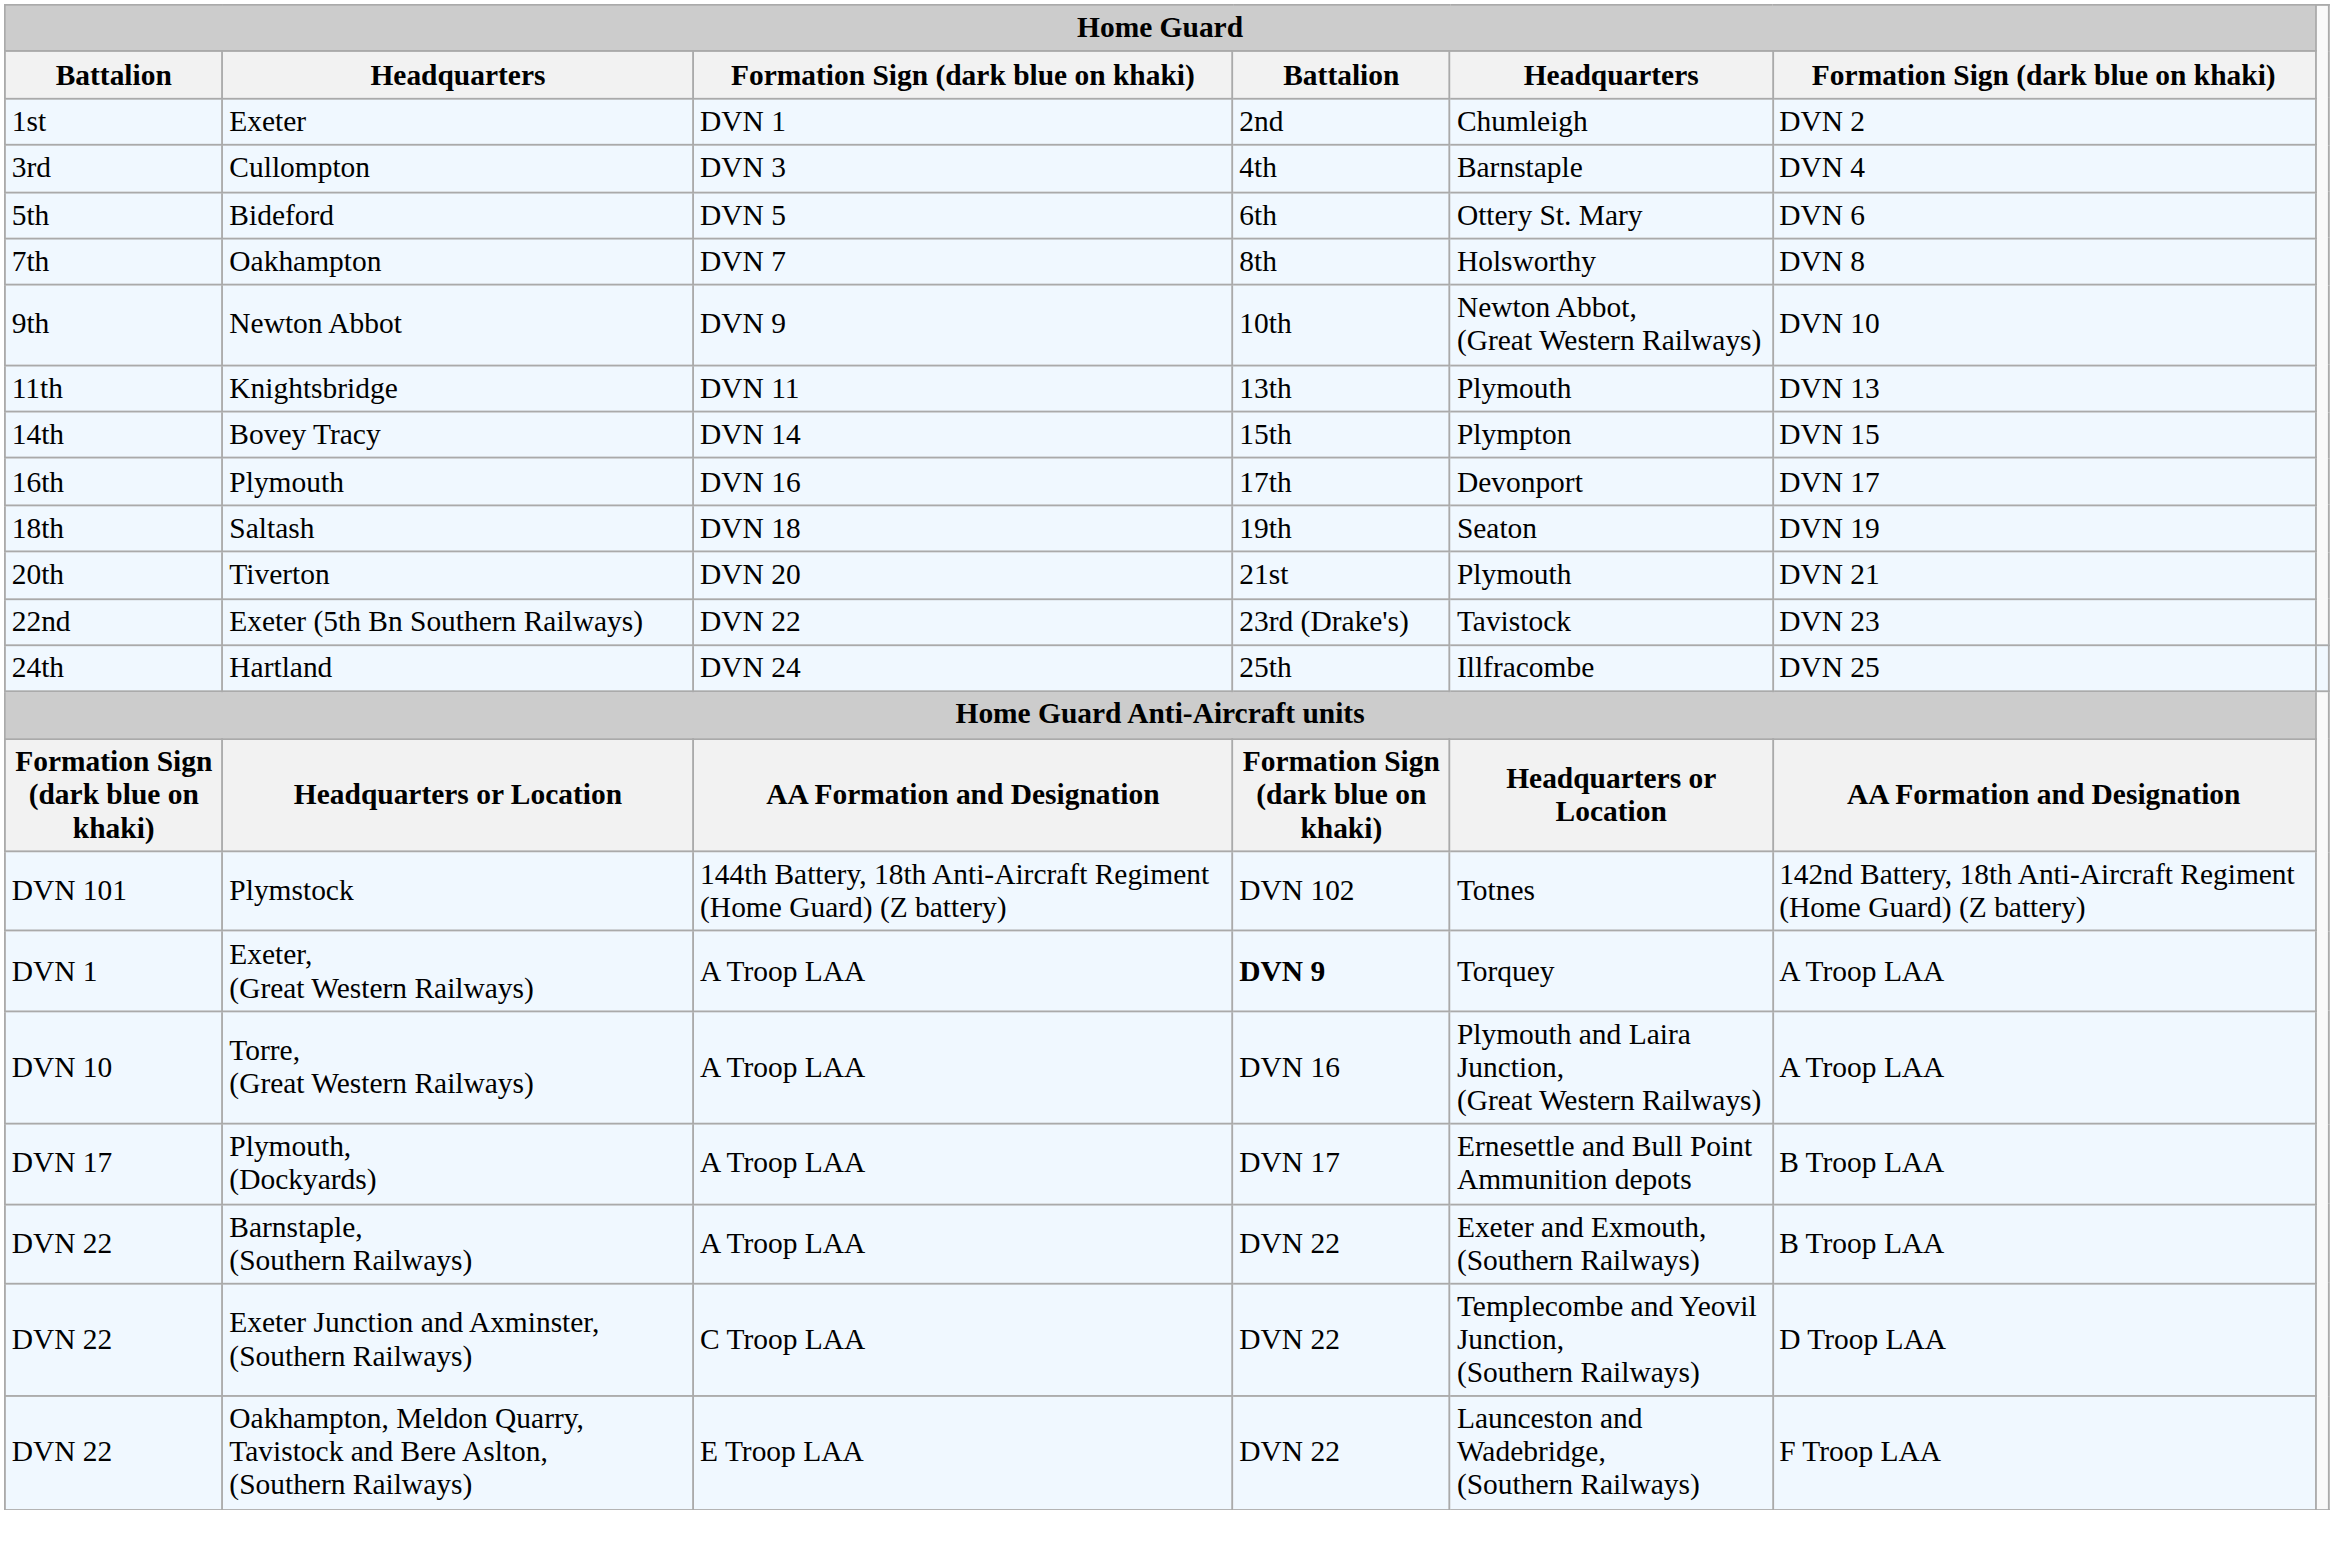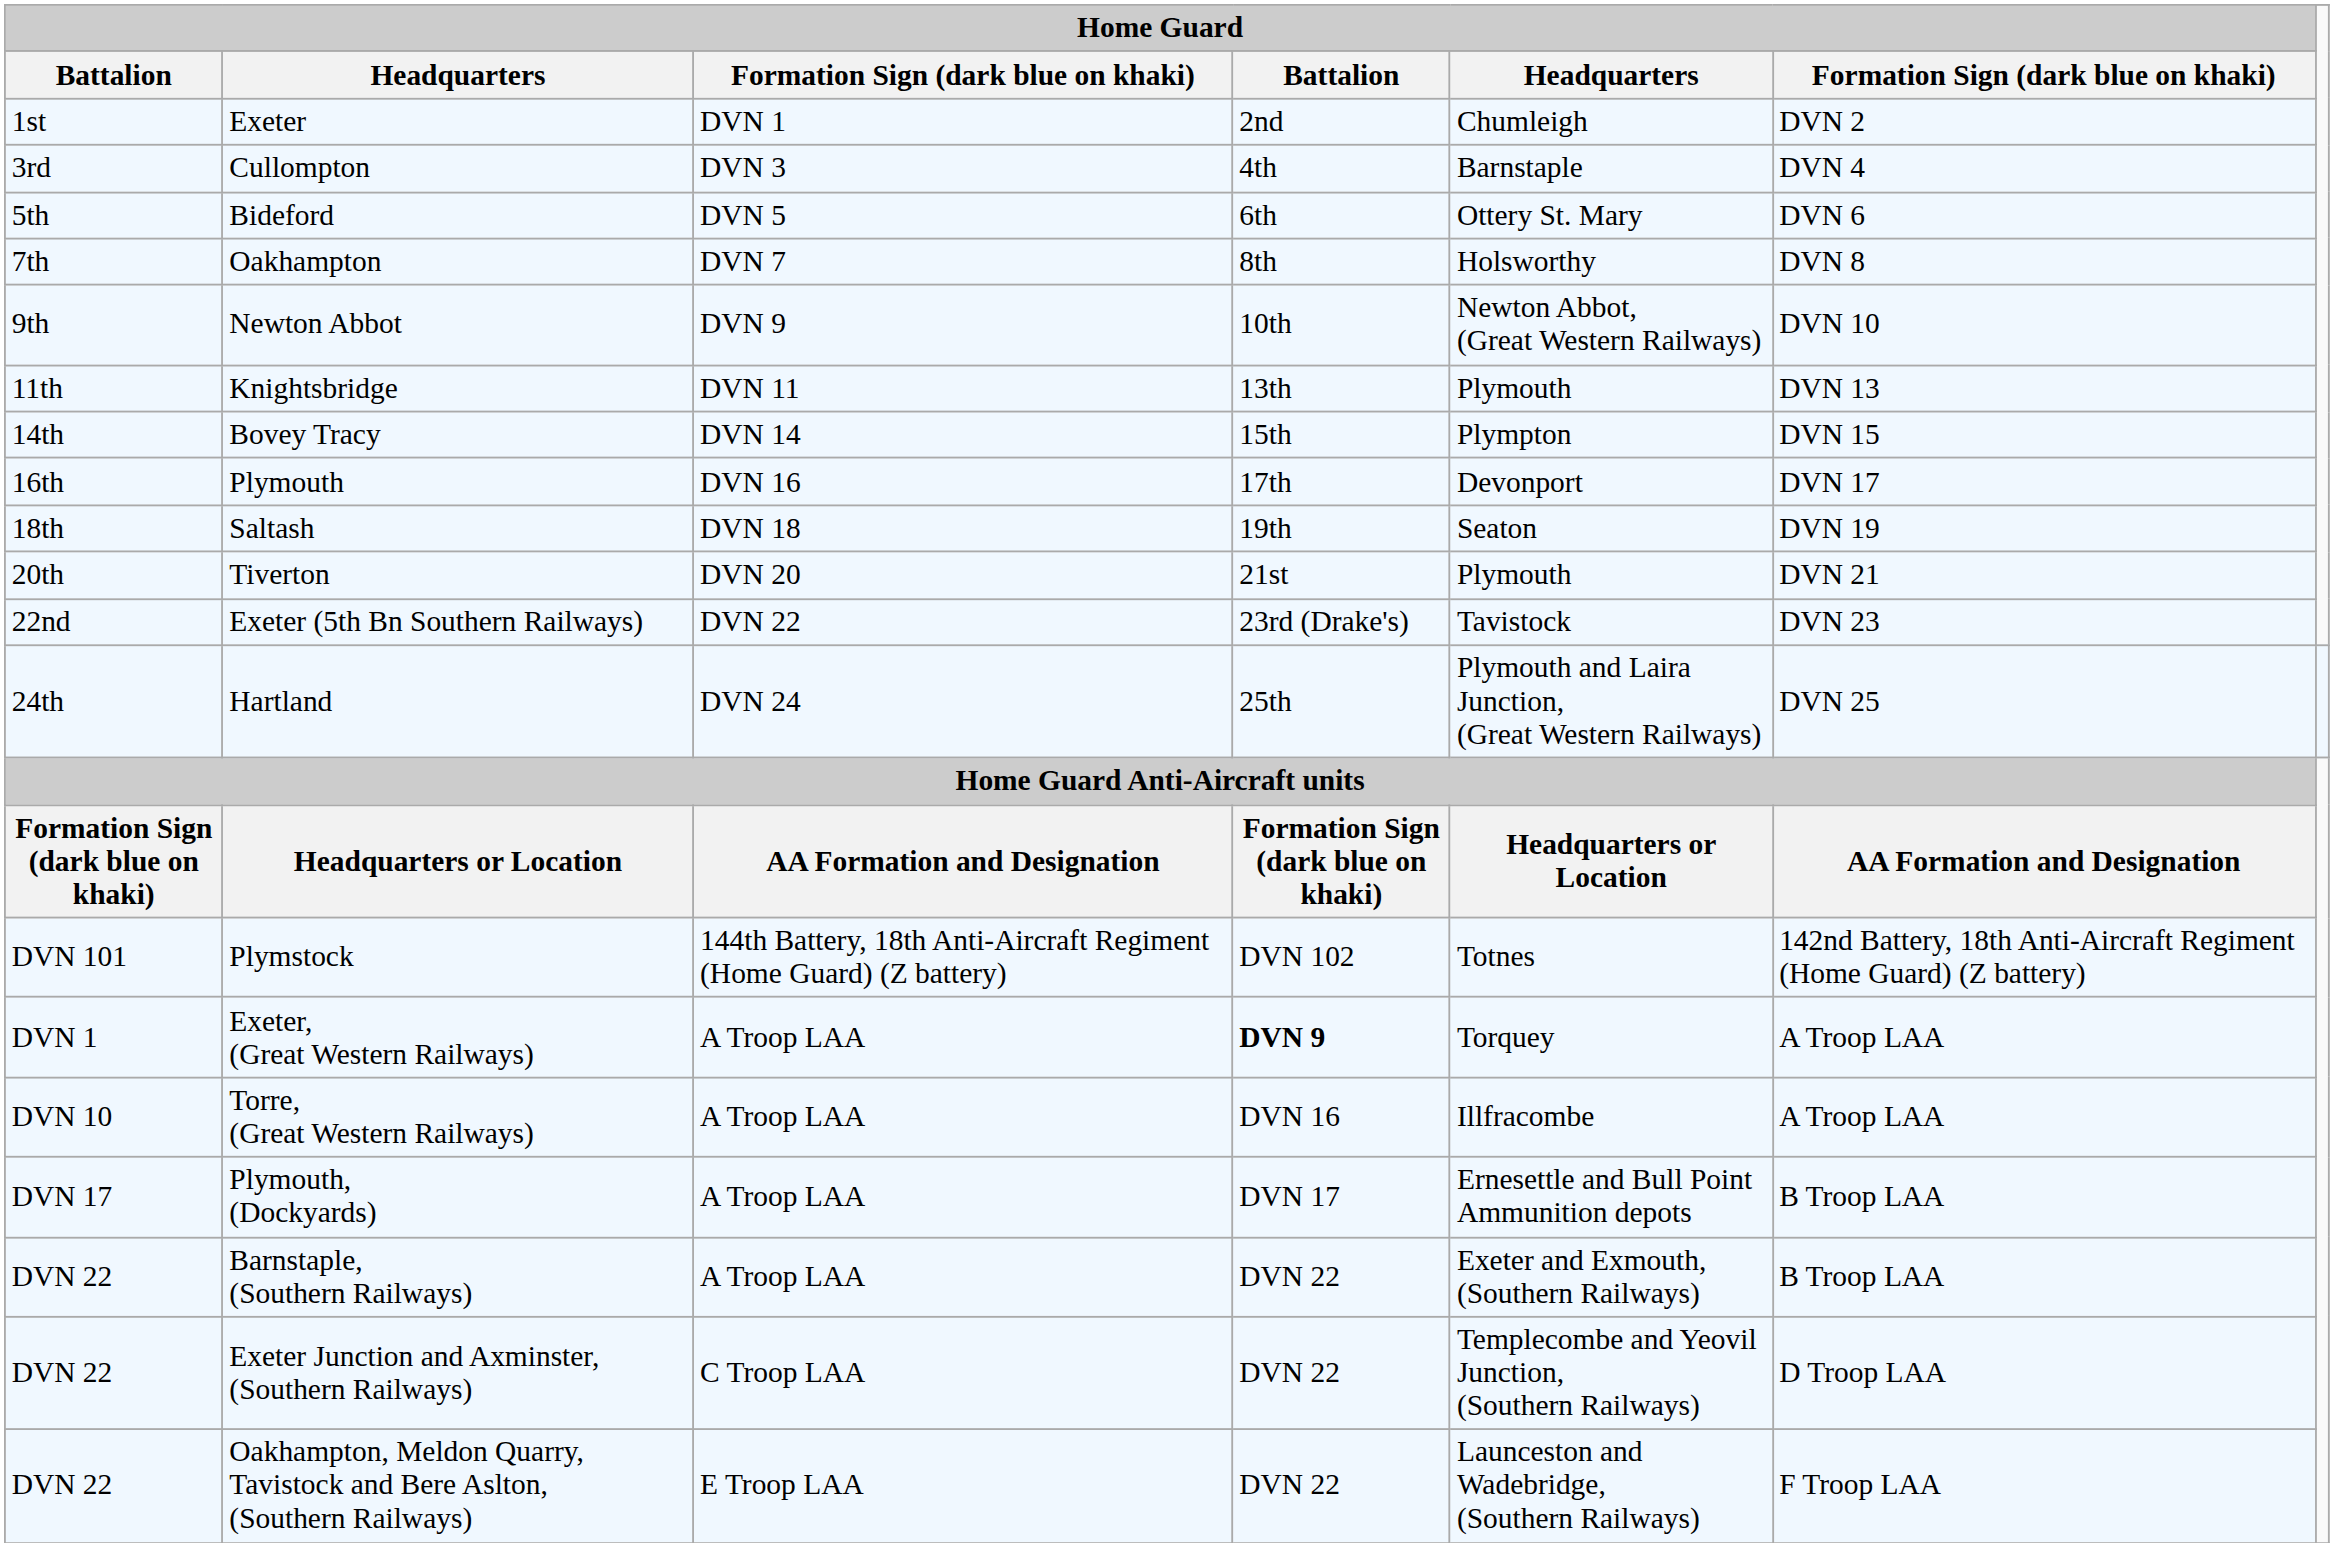(1526, 667) Illfracombe -> (1609, 701) Plymouth and Laira Junction, (Great Western Railways)
(1609, 1066) Plymouth and Laira Junction, (Great Western Railways) -> (1526, 1116) Illfracombe
